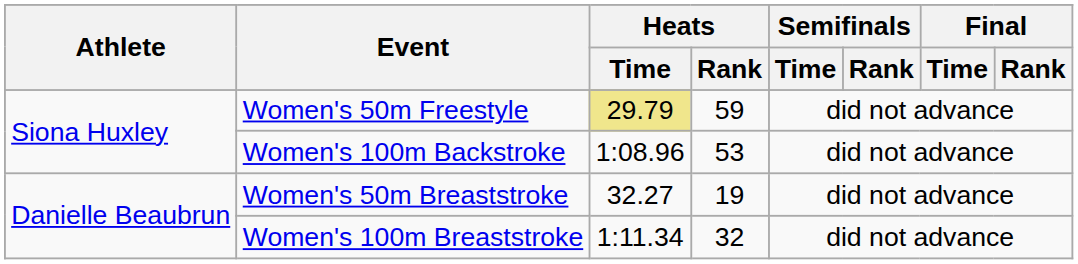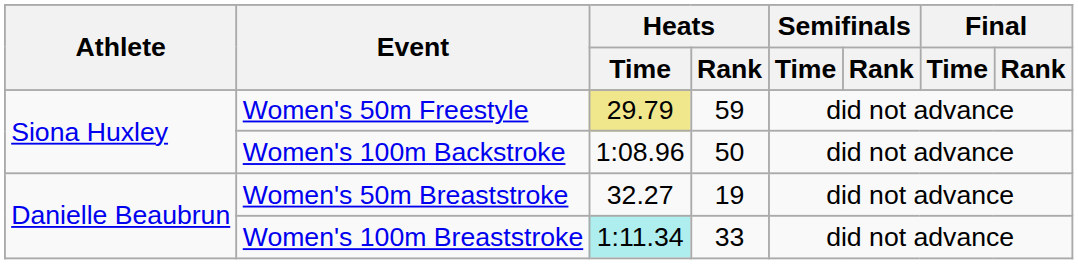(730, 153) 53 -> (730, 153) 50
(640, 237) no background -> (640, 237) paleturquoise background
(730, 237) 32 -> (730, 237) 33
